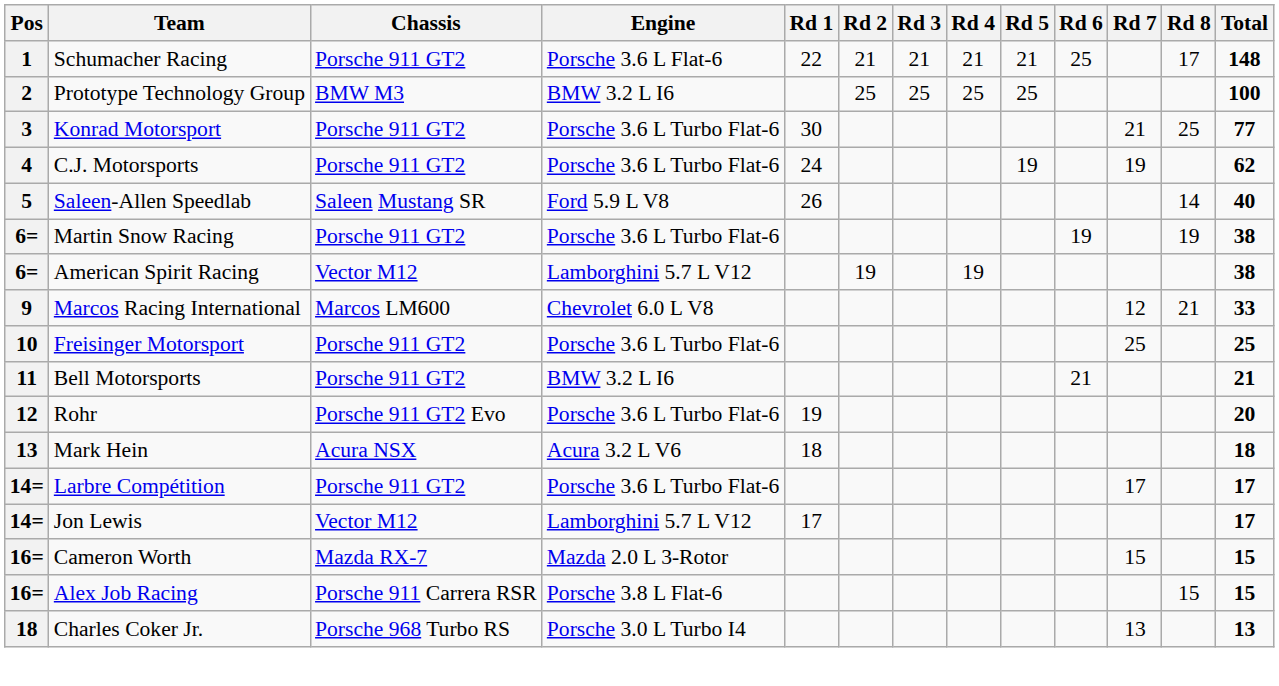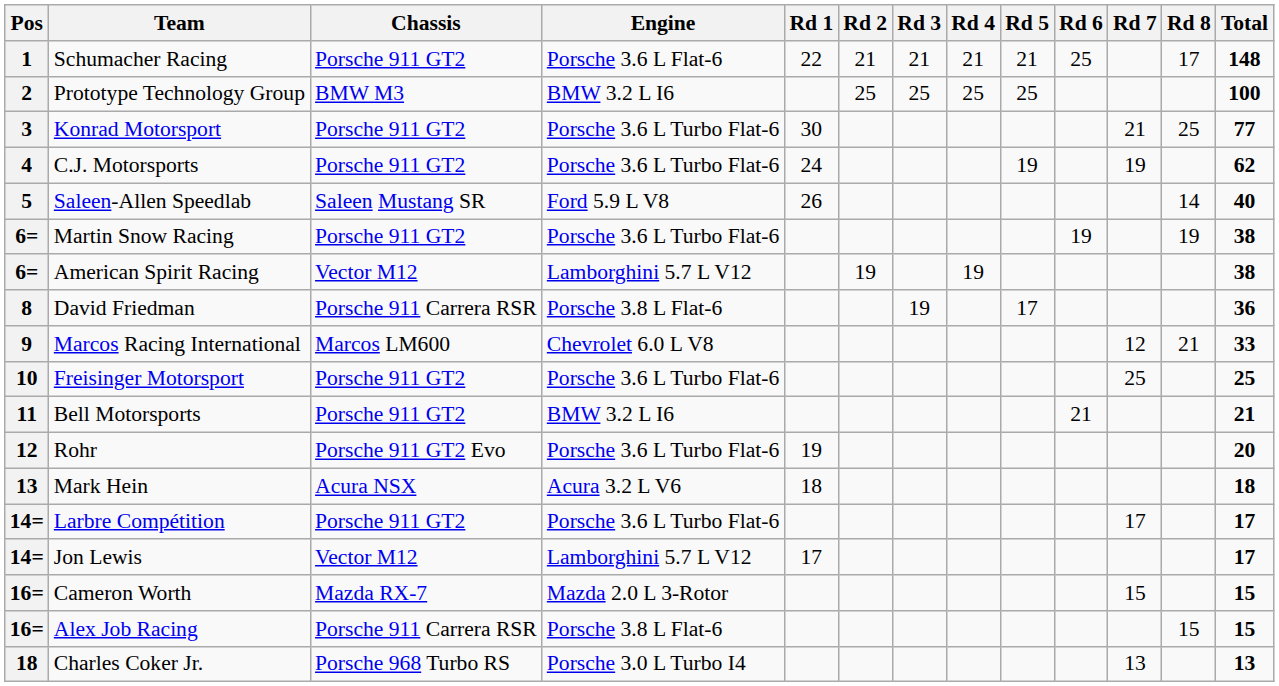+ row: (124, 307)
